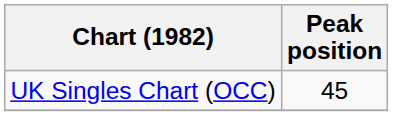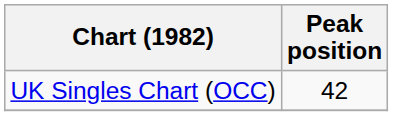(335, 90) 45 -> (335, 90) 42
